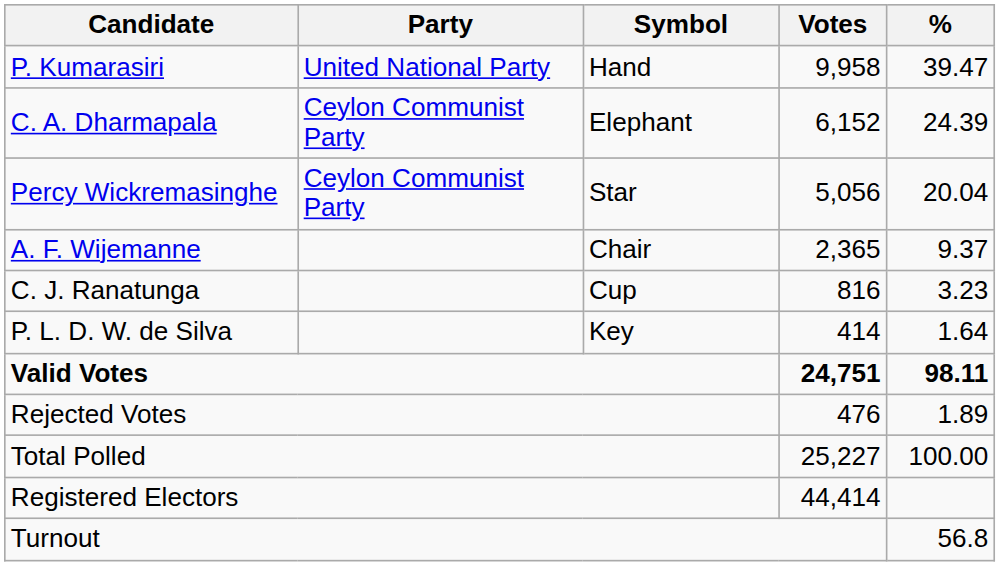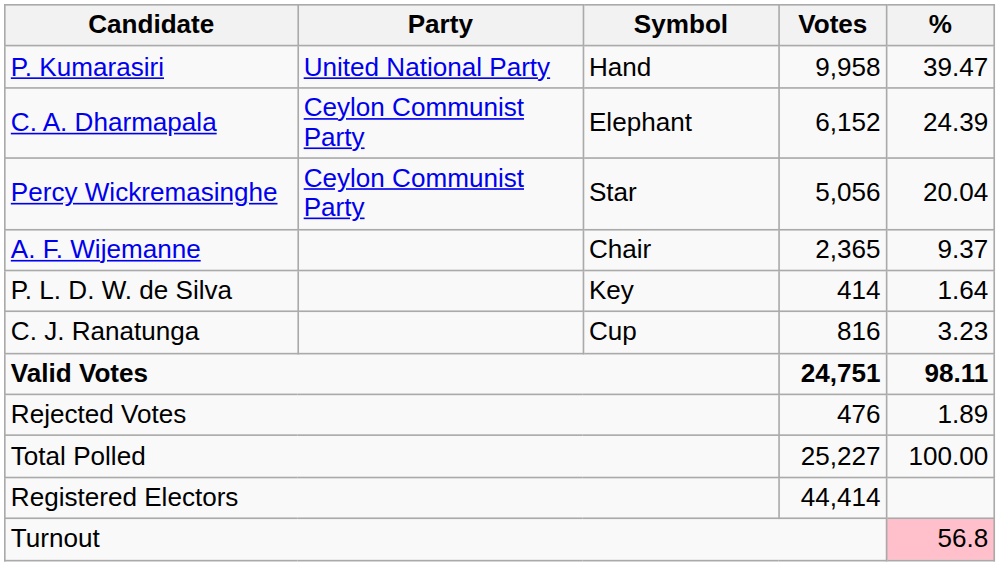rows swapped: (105, 290) <-> (121, 332)
(963, 538) no background -> (963, 538) pink background
